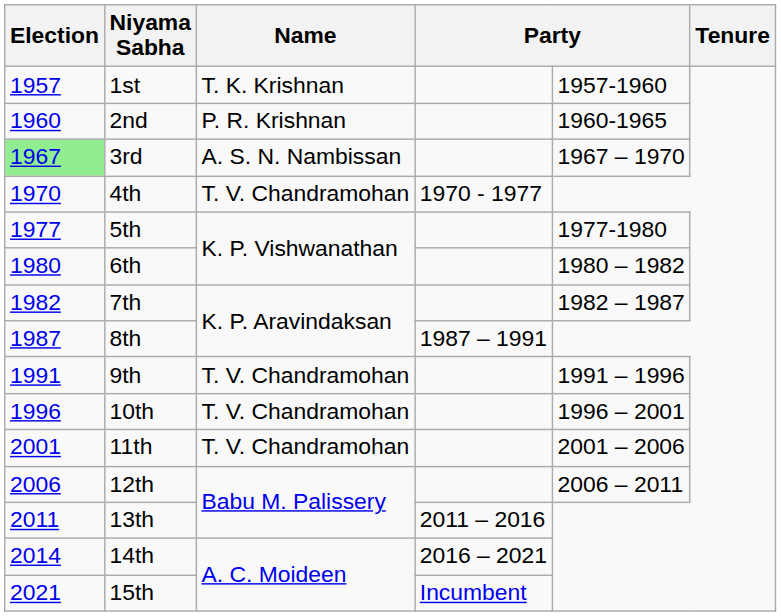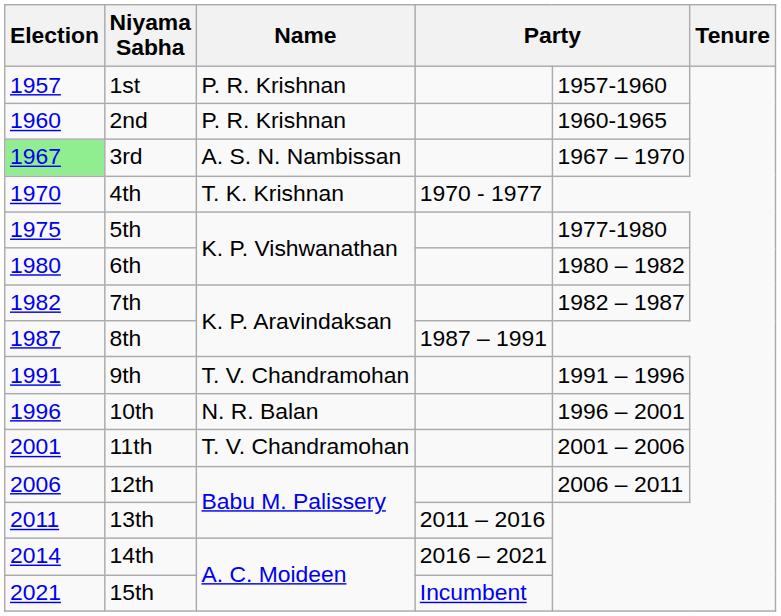(273, 84) T. K. Krishnan -> (274, 84) P. R. Krishnan
(305, 193) T. V. Chandramohan -> (273, 193) T. K. Krishnan
(35, 229) 1977 -> (35, 229) 1975
(305, 411) T. V. Chandramohan -> (260, 411) N. R. Balan
